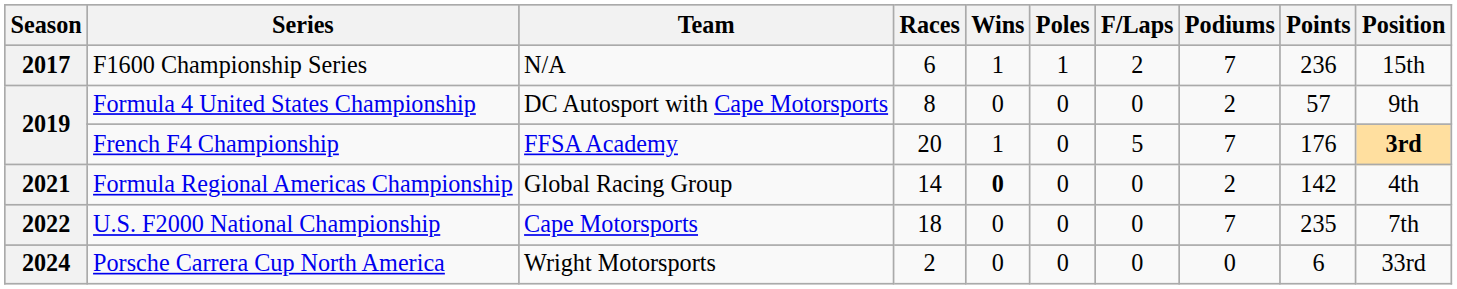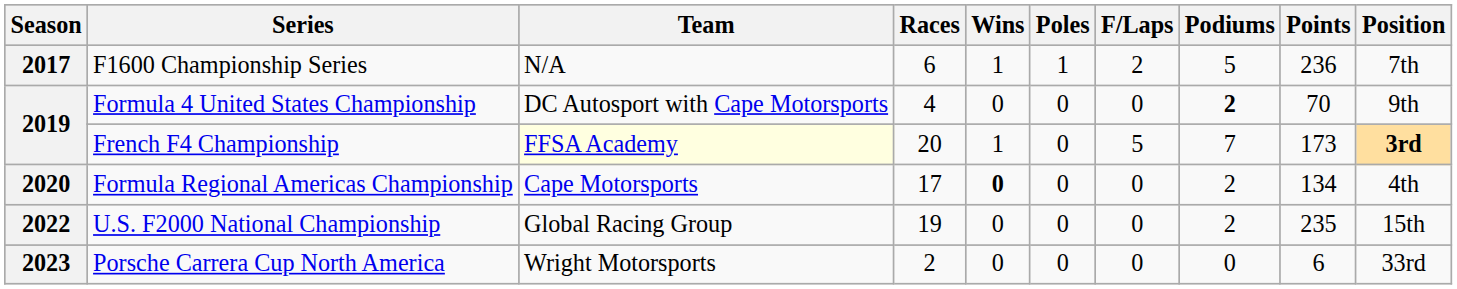(1230, 64) 7 -> (1230, 64) 5
(1404, 64) 15th -> (1404, 64) 7th
(930, 104) 8 -> (930, 104) 4
(1230, 104) normal -> (1230, 104) bold
(1318, 104) 57 -> (1318, 104) 70
(601, 144) no background -> (601, 144) lightyellow background
(1318, 144) 176 -> (1318, 144) 173
(46, 184) 2021 -> (46, 184) 2020
(628, 184) Global Racing Group -> (611, 184) Cape Motorsports
(930, 184) 14 -> (930, 184) 17
(1318, 184) 142 -> (1318, 184) 134
(611, 224) Cape Motorsports -> (628, 224) Global Racing Group
(930, 224) 18 -> (930, 224) 19
(1230, 224) 7 -> (1230, 224) 2
(1404, 224) 7th -> (1404, 224) 15th
(46, 264) 2024 -> (46, 264) 2023
